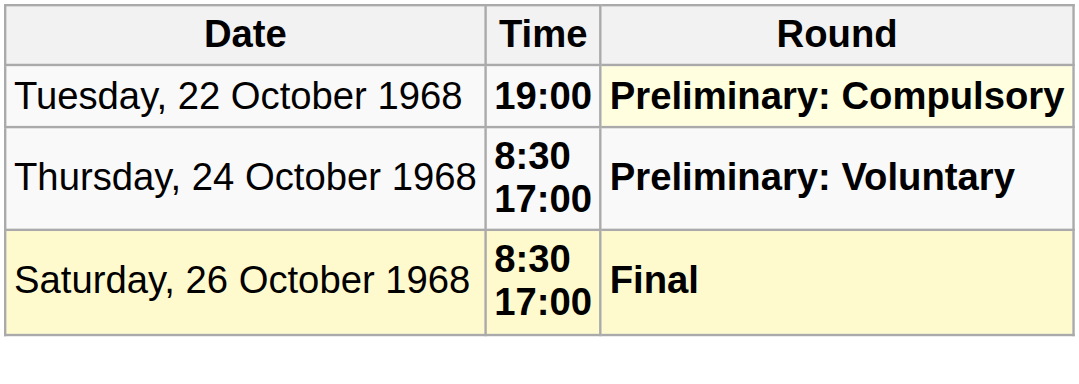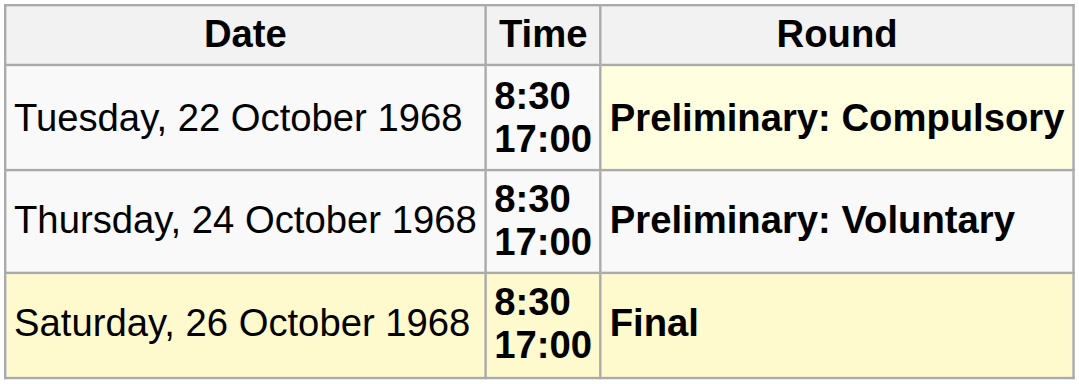(543, 95) 19:00 -> (543, 116) 8:30 17:00
